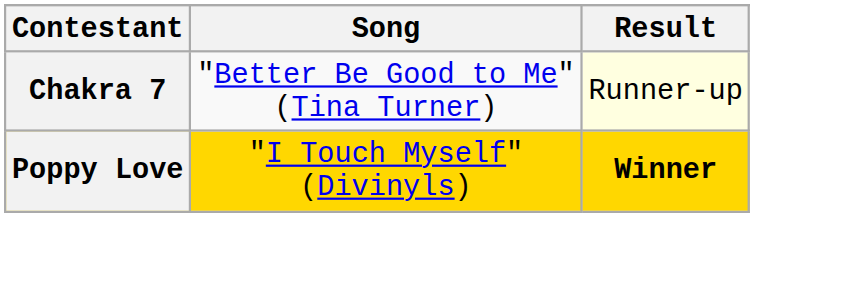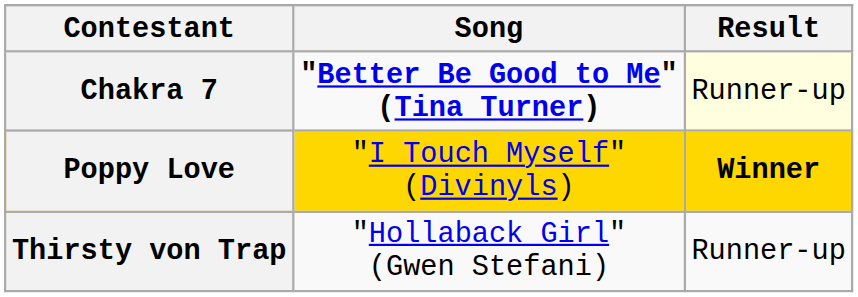(386, 92) normal -> (489, 92) bold
+ row: (149, 251)
